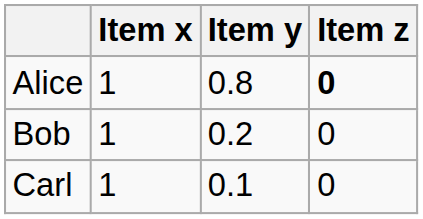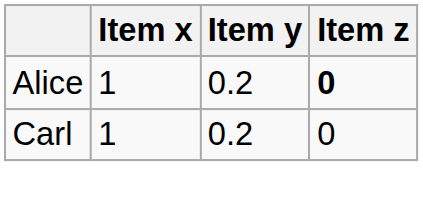(230, 82) 0.8 -> (230, 82) 0.2
- row: (42, 133)
(230, 185) 0.1 -> (230, 133) 0.2
